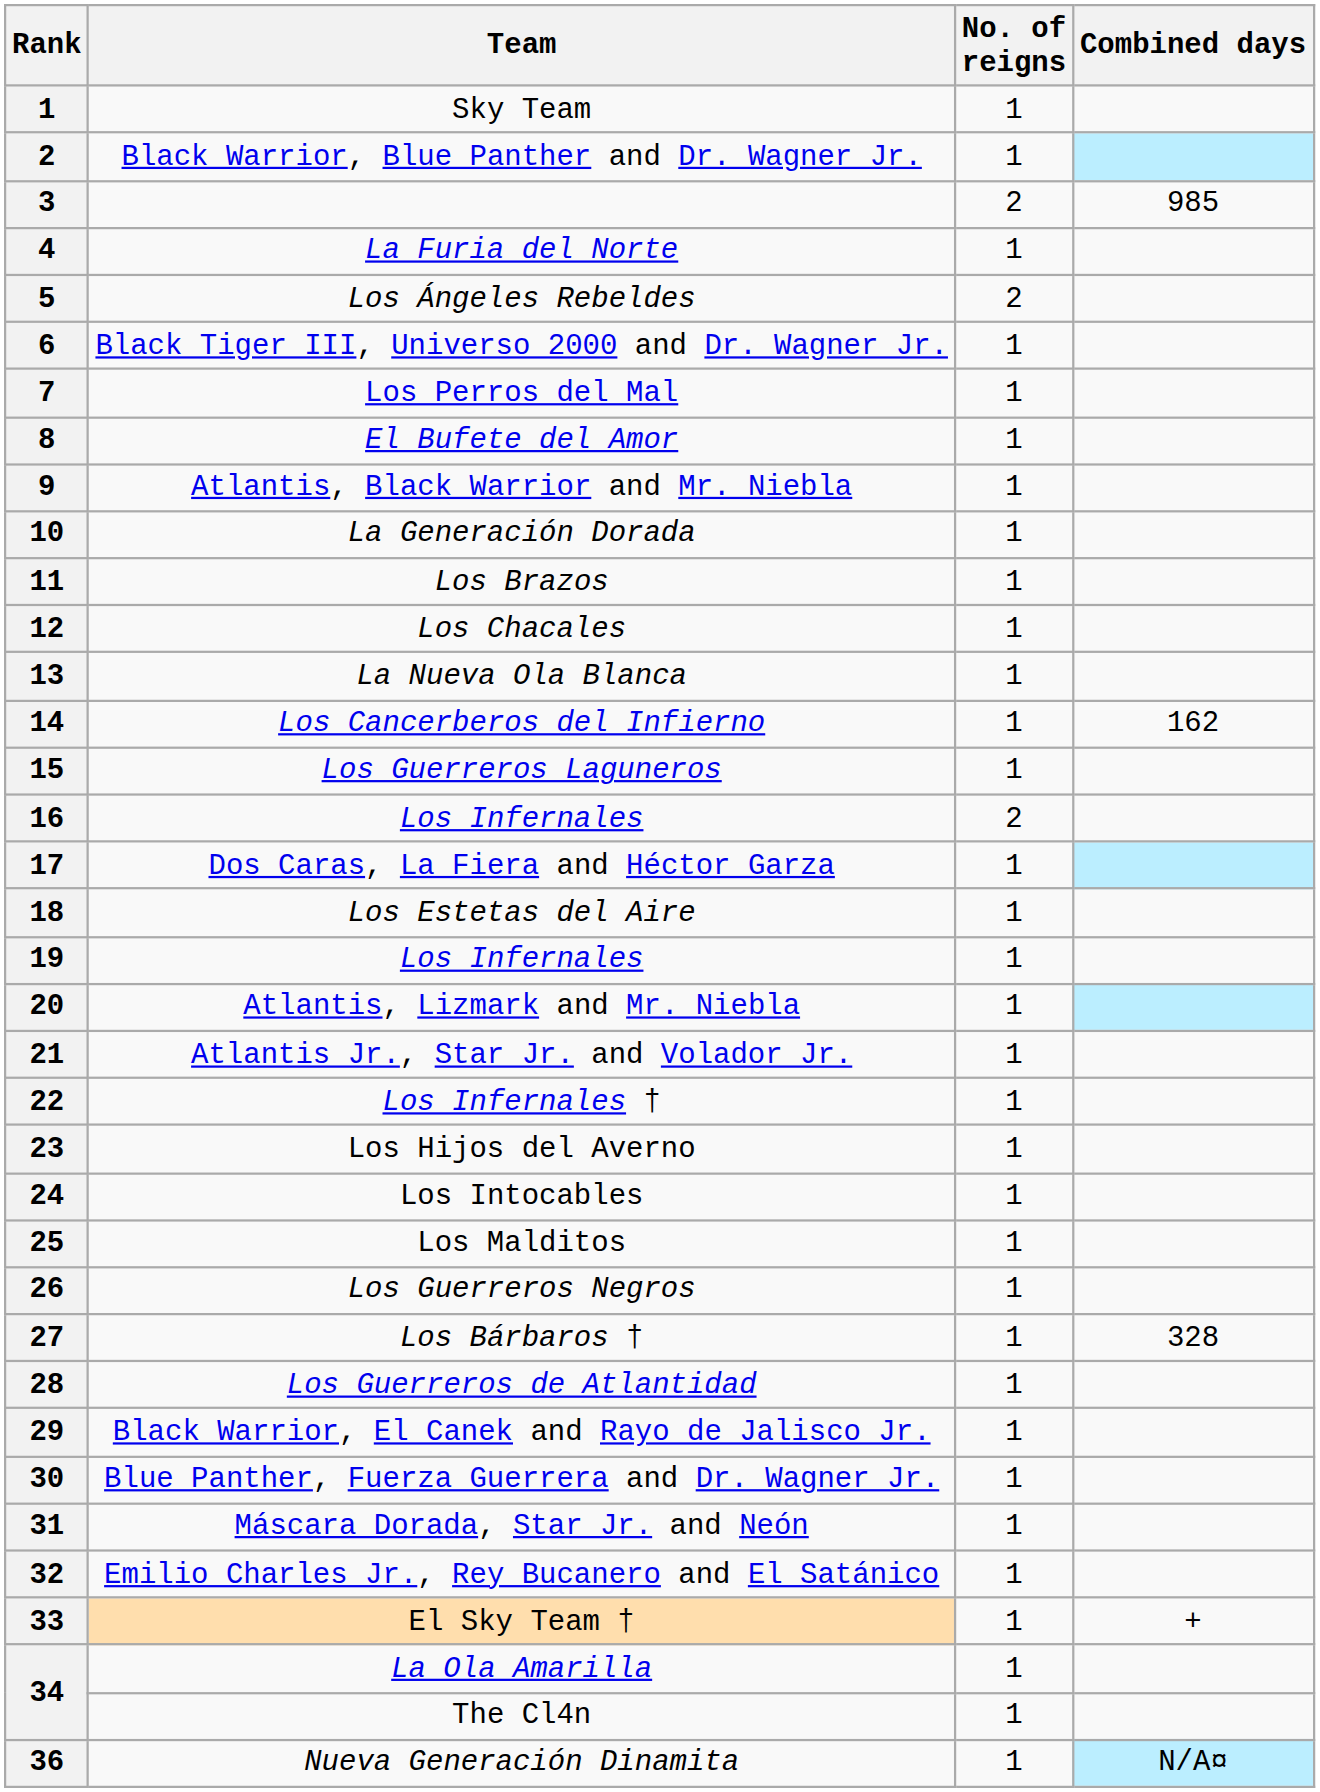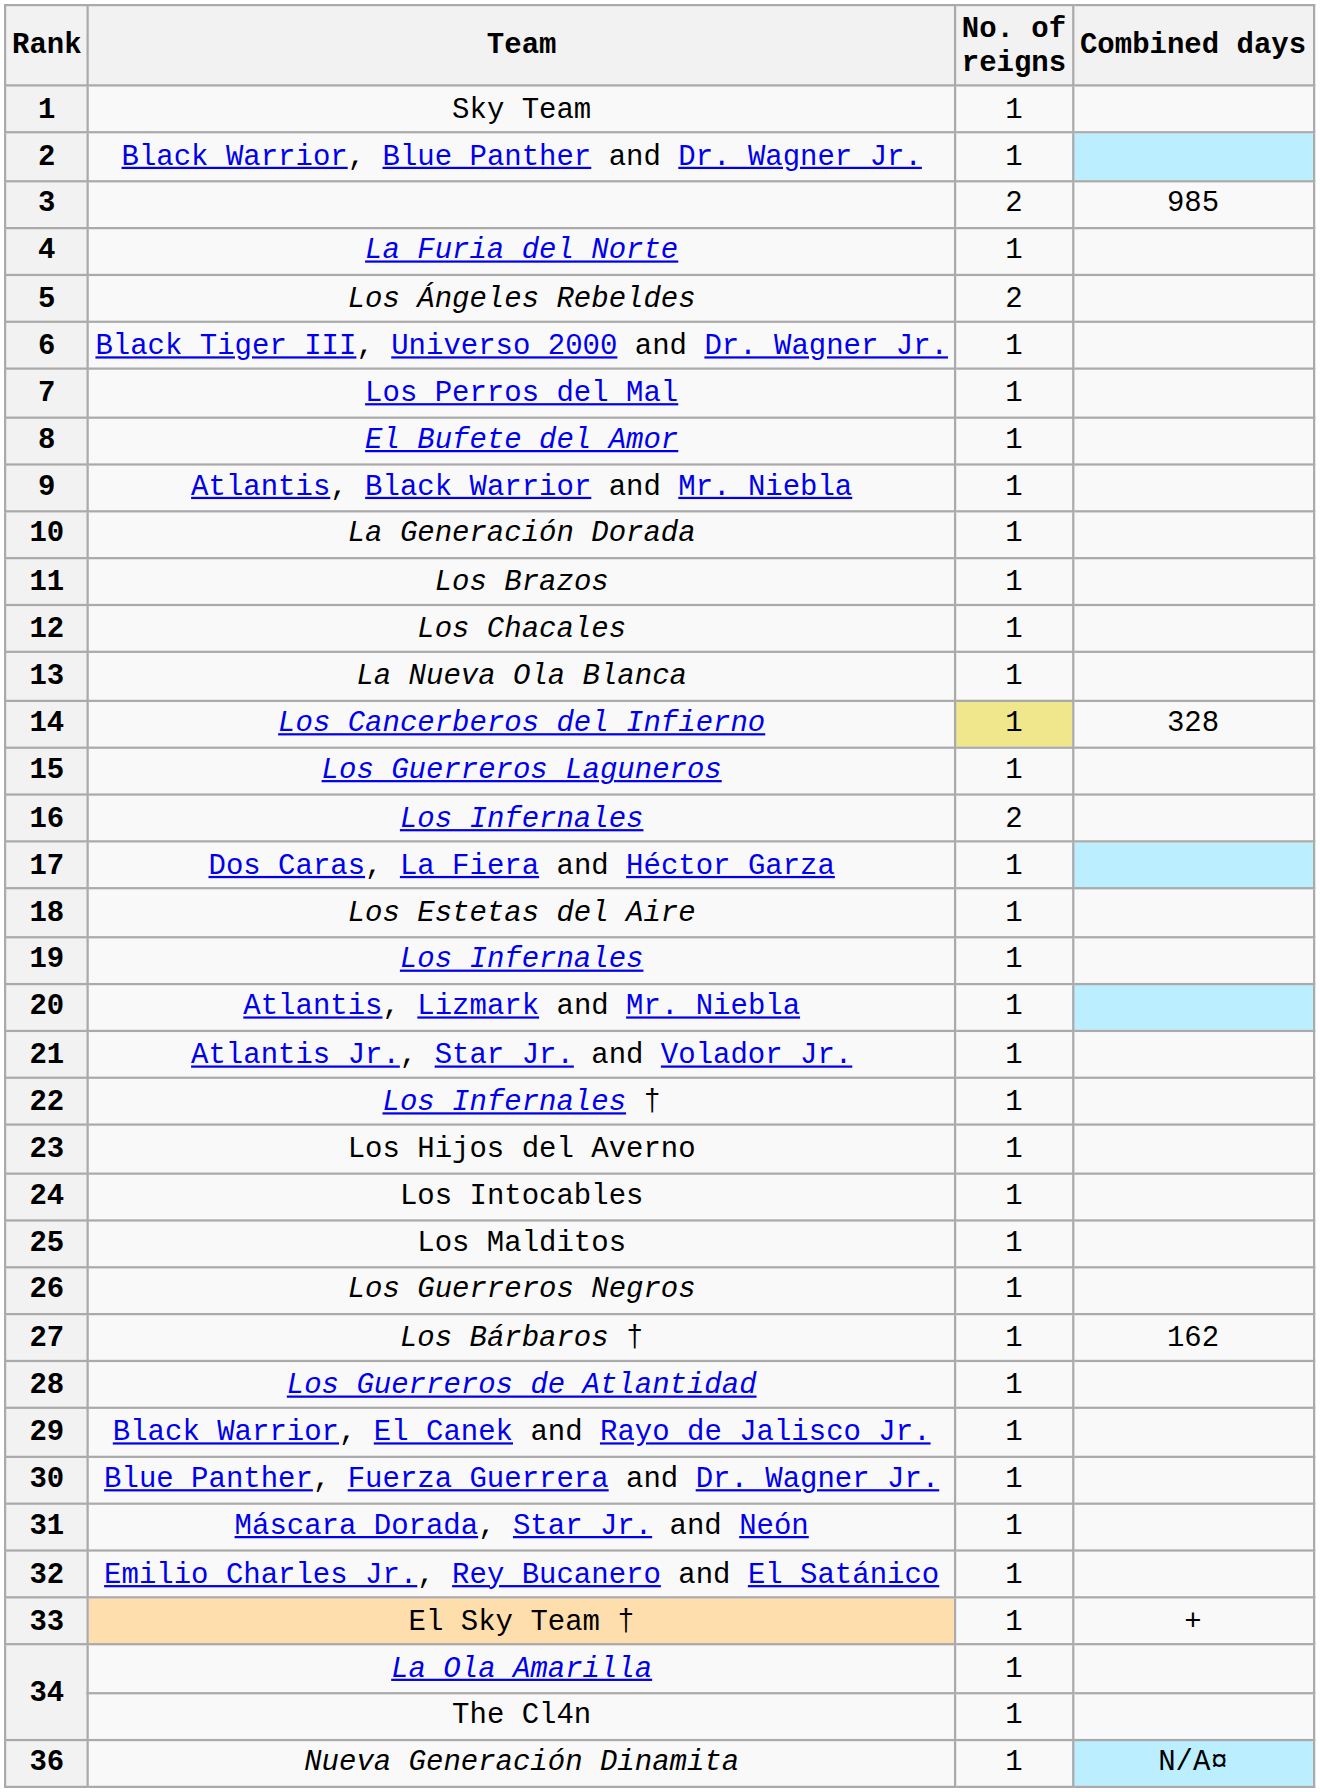(1014, 724) no background -> (1014, 724) khaki background
(1193, 724) 162 -> (1193, 724) 328
(1193, 1338) 328 -> (1193, 1338) 162
